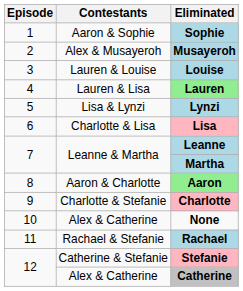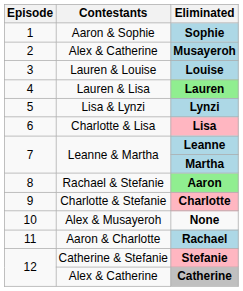(113, 51) Alex & Musayeroh -> (113, 51) Alex & Catherine
(113, 182) Aaron & Charlotte -> (113, 182) Rachael & Stefanie
(113, 220) Alex & Catherine -> (113, 220) Alex & Musayeroh
(113, 239) Rachael & Stefanie -> (113, 239) Aaron & Charlotte
